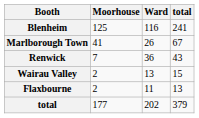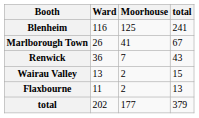columns swapped: (116, 12) <-> (156, 12)
